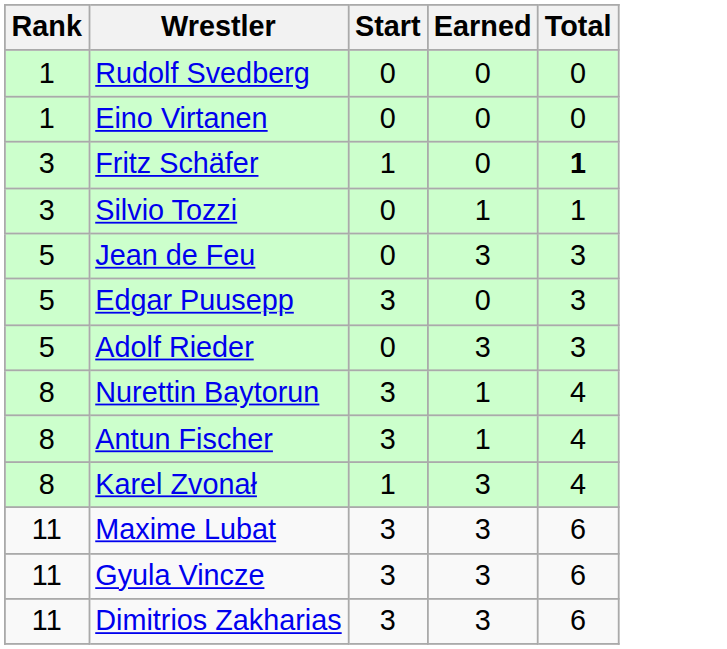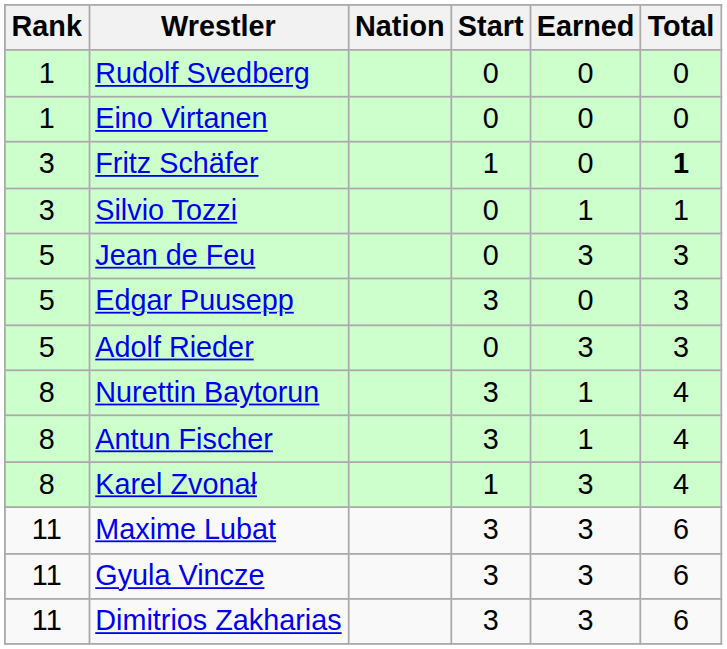+ column: (400, 27)
